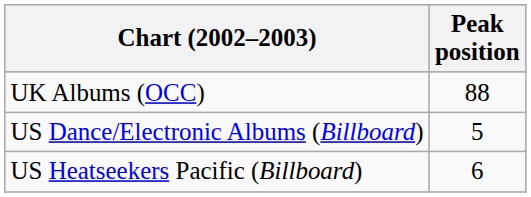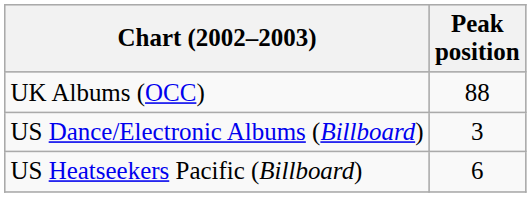(477, 131) 5 -> (477, 131) 3
